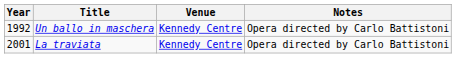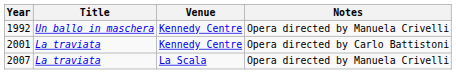(348, 29) Opera directed by Carlo Battistoni -> (348, 29) Opera directed by Manuela Crivelli
+ row: (19, 61)
